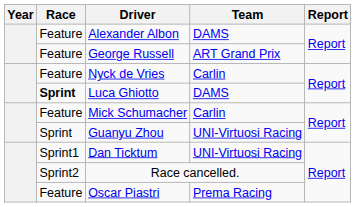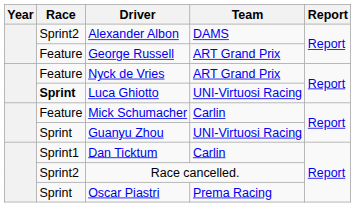(61, 34) Feature -> (59, 34) Sprint2
(209, 74) Carlin -> (237, 74) ART Grand Prix
(211, 93) DAMS -> (247, 93) UNI-Virtuosi Racing
(247, 153) UNI-Virtuosi Racing -> (209, 153) Carlin
(61, 192) Feature -> (56, 192) Sprint
